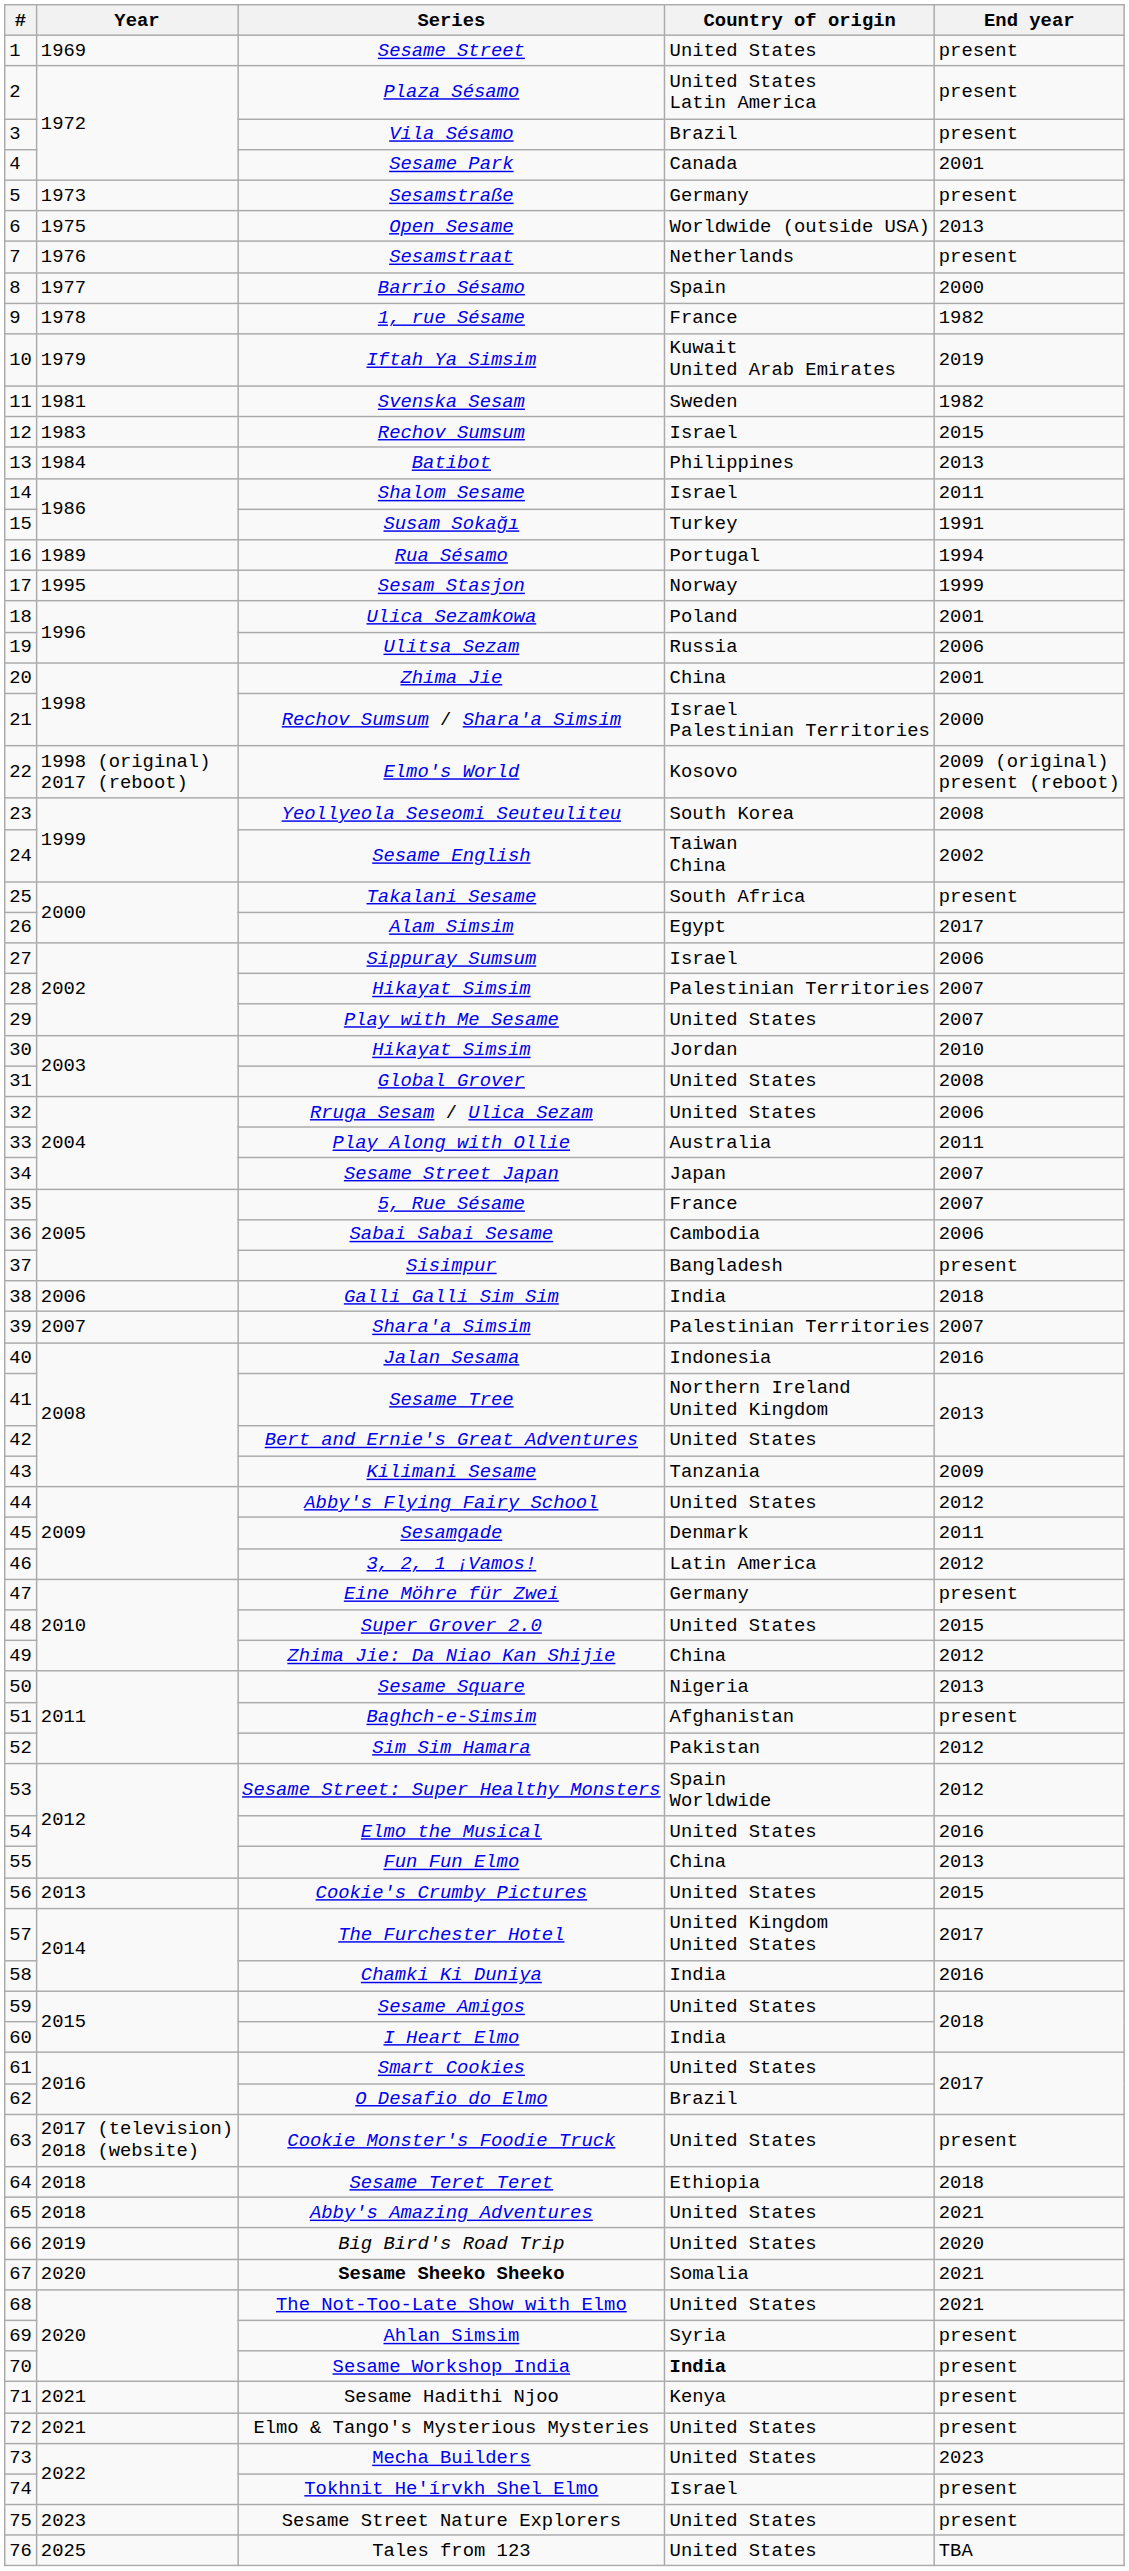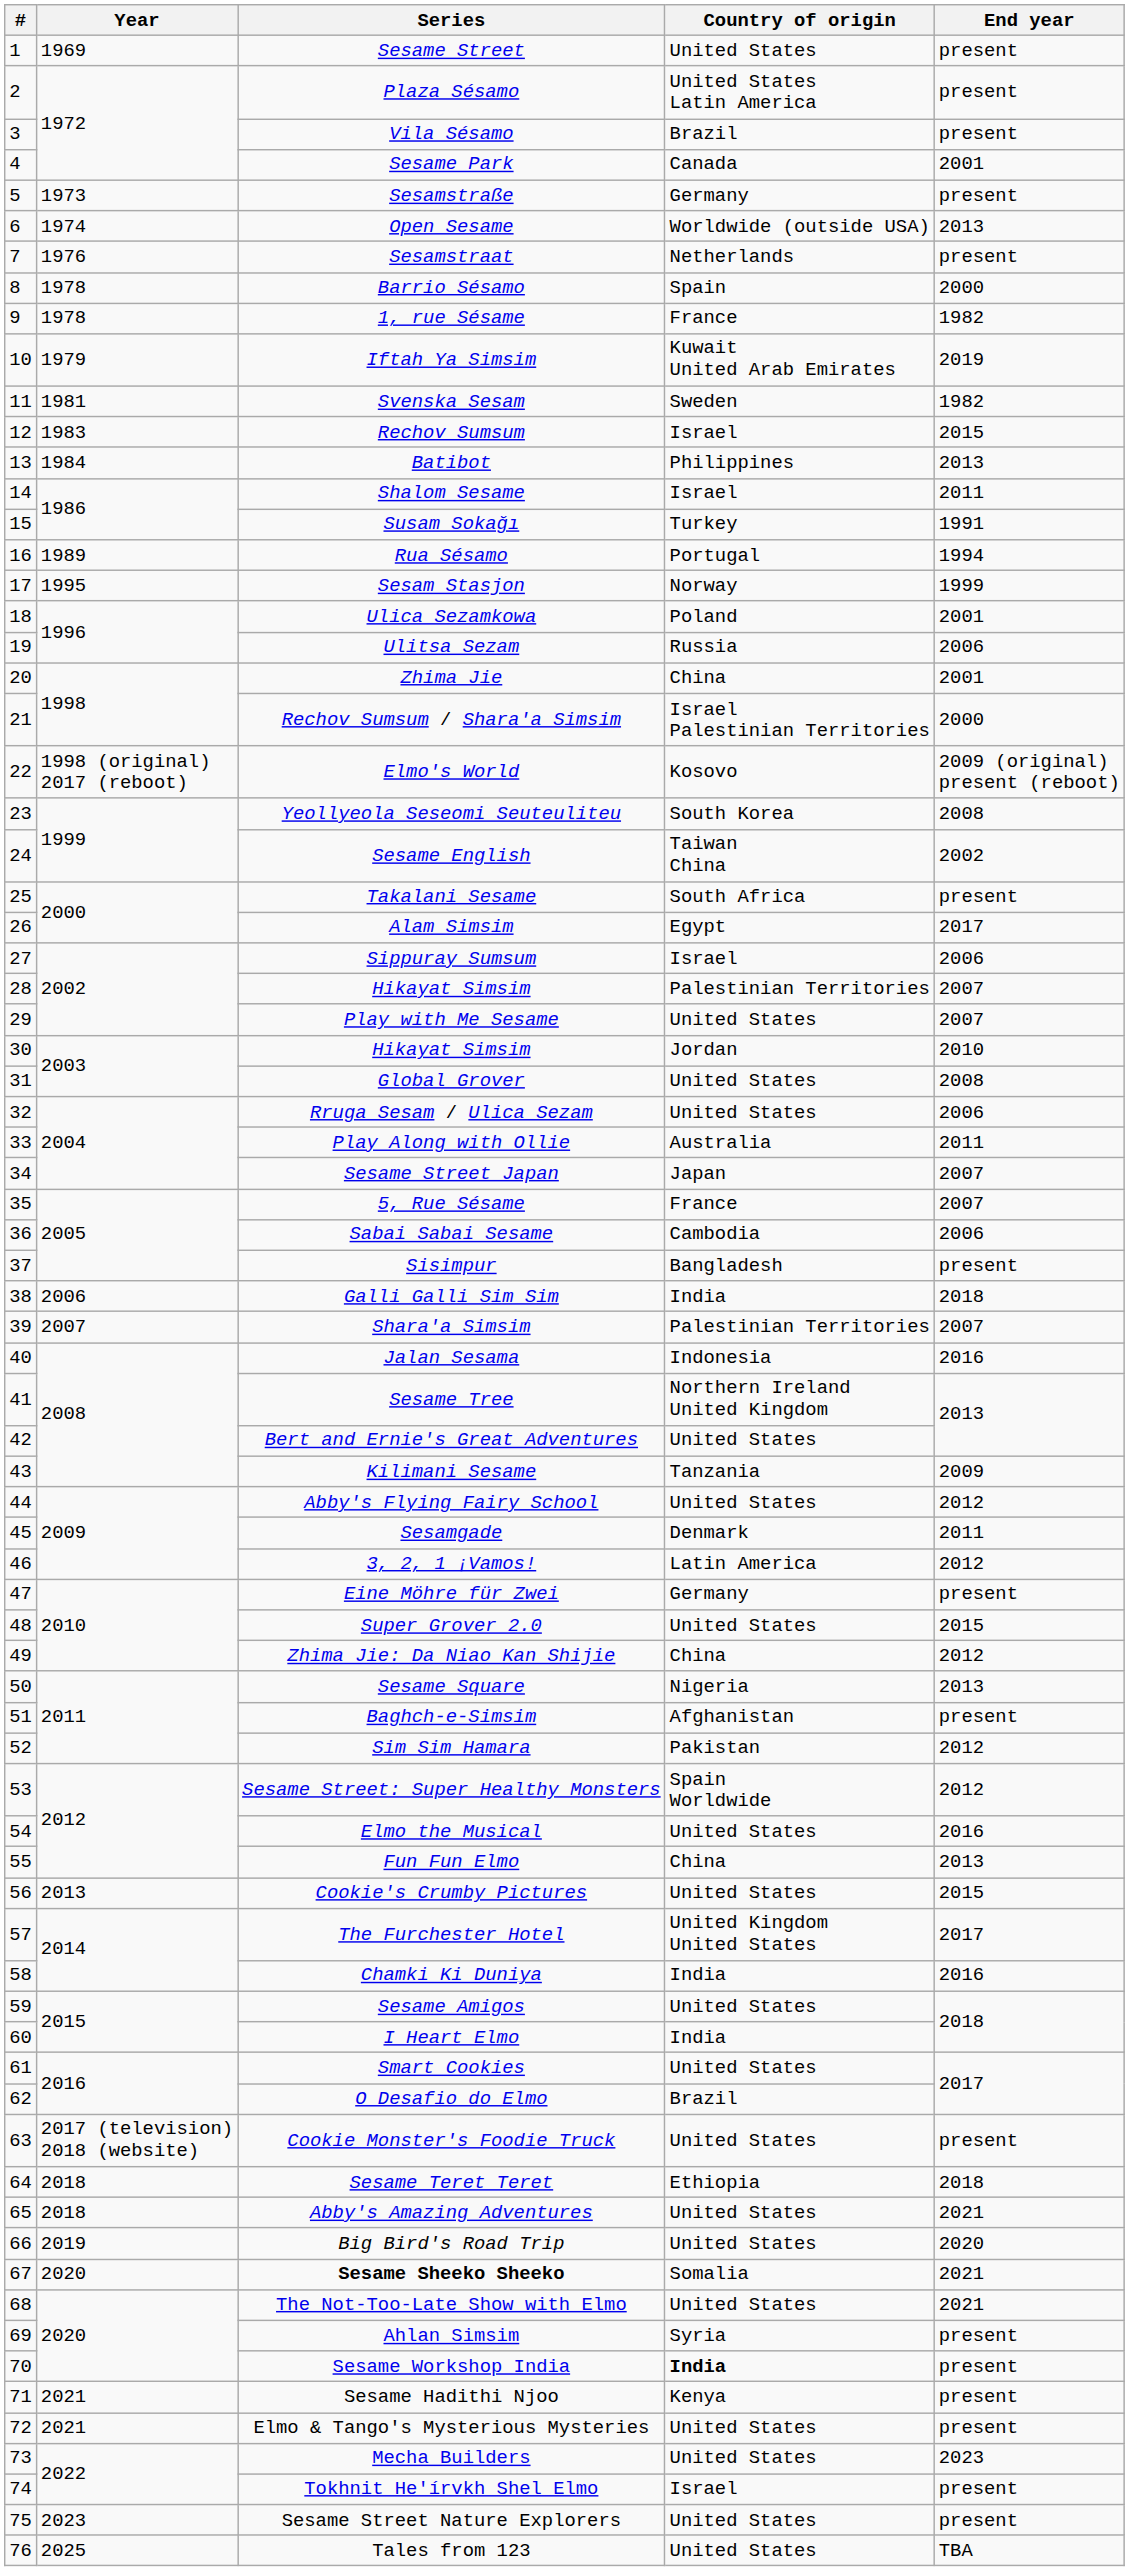(63, 226) 1975 -> (63, 226) 1974
(63, 288) 1977 -> (63, 288) 1978
